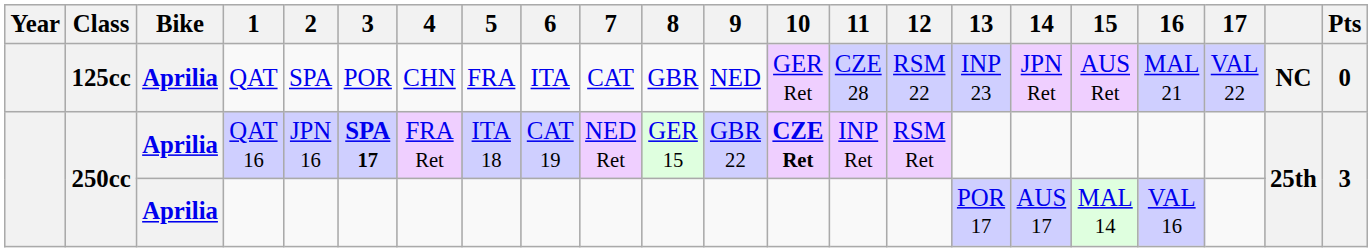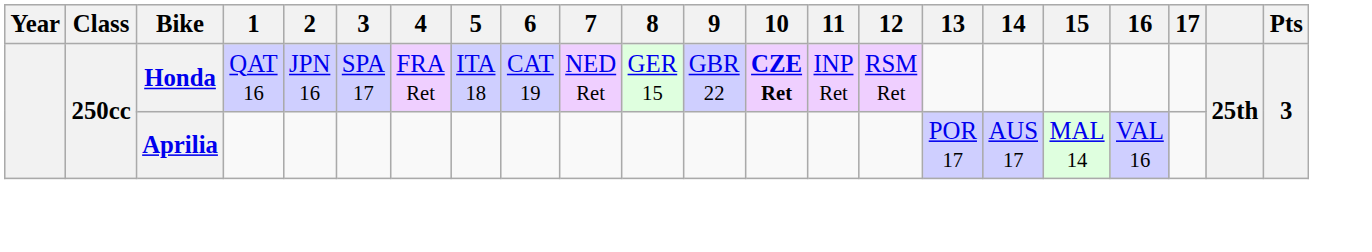- row: (253, 77)
(180, 144) Aprilia -> (180, 77) Honda
(368, 144) bold -> (363, 77) normal
